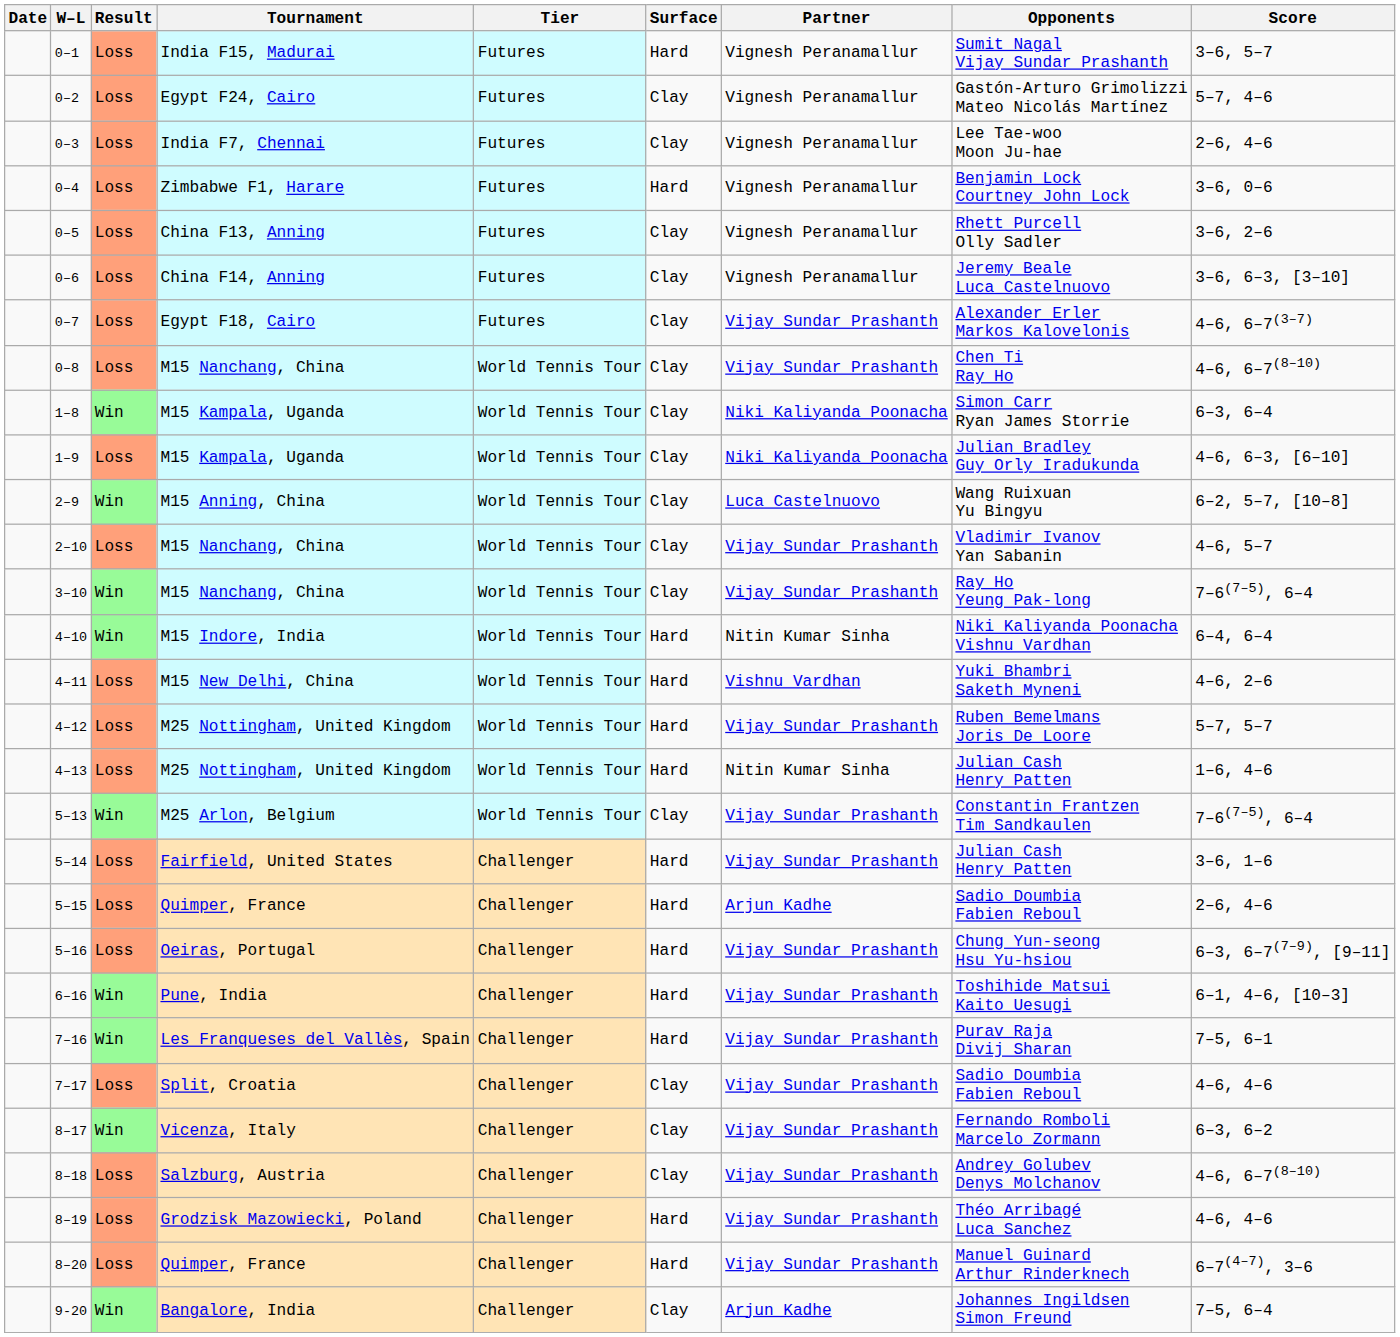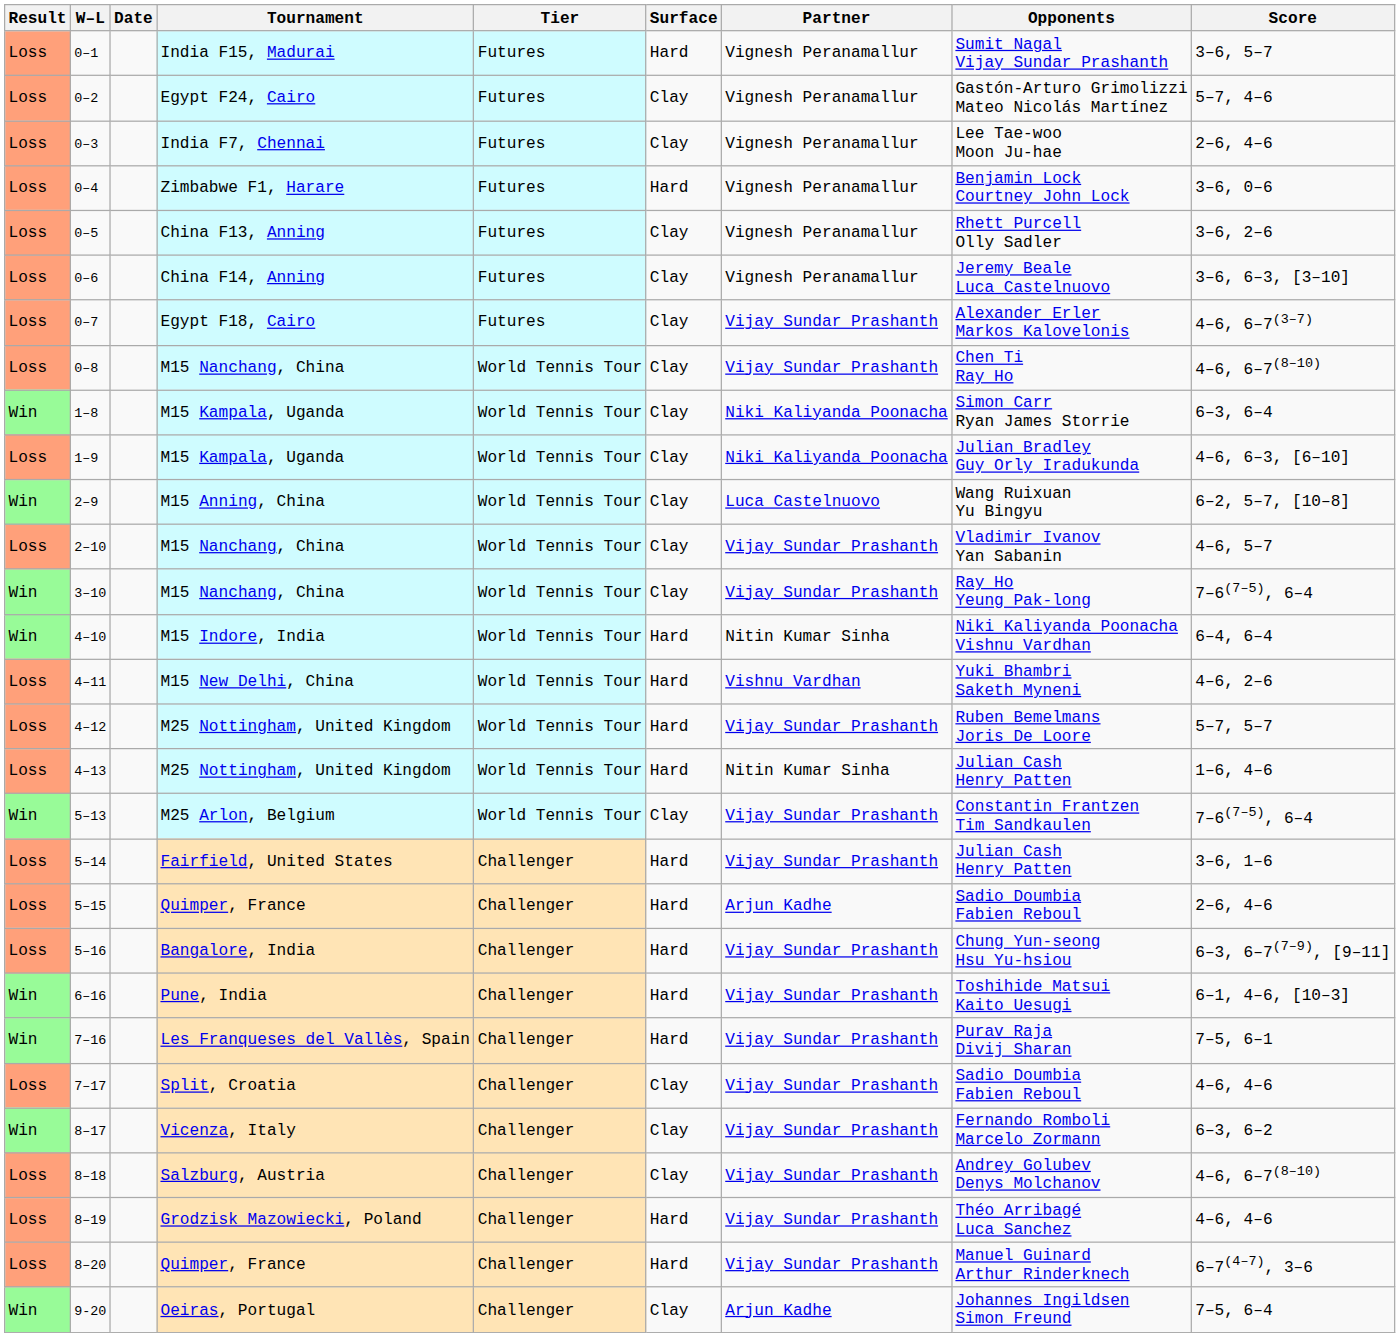columns swapped: (124, 18) <-> (28, 18)
(238, 951) Oeiras, Portugal -> (238, 951) Bangalore, India
(238, 1310) Bangalore, India -> (238, 1310) Oeiras, Portugal
